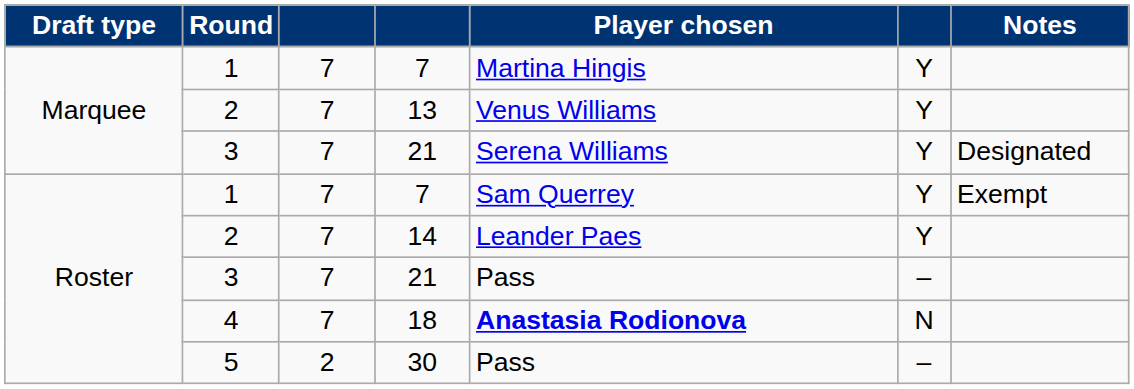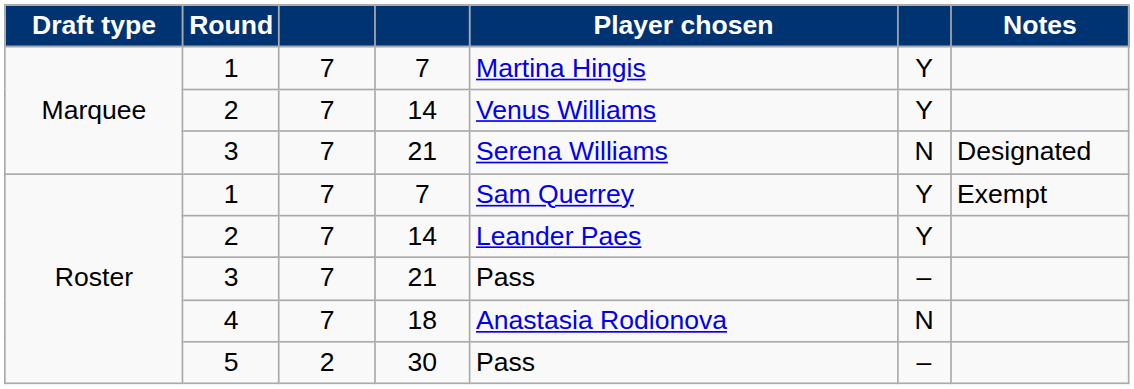(422, 109) 13 -> (422, 109) 14
(924, 151) Y -> (924, 151) N
(611, 320) bold -> (602, 320) normal
